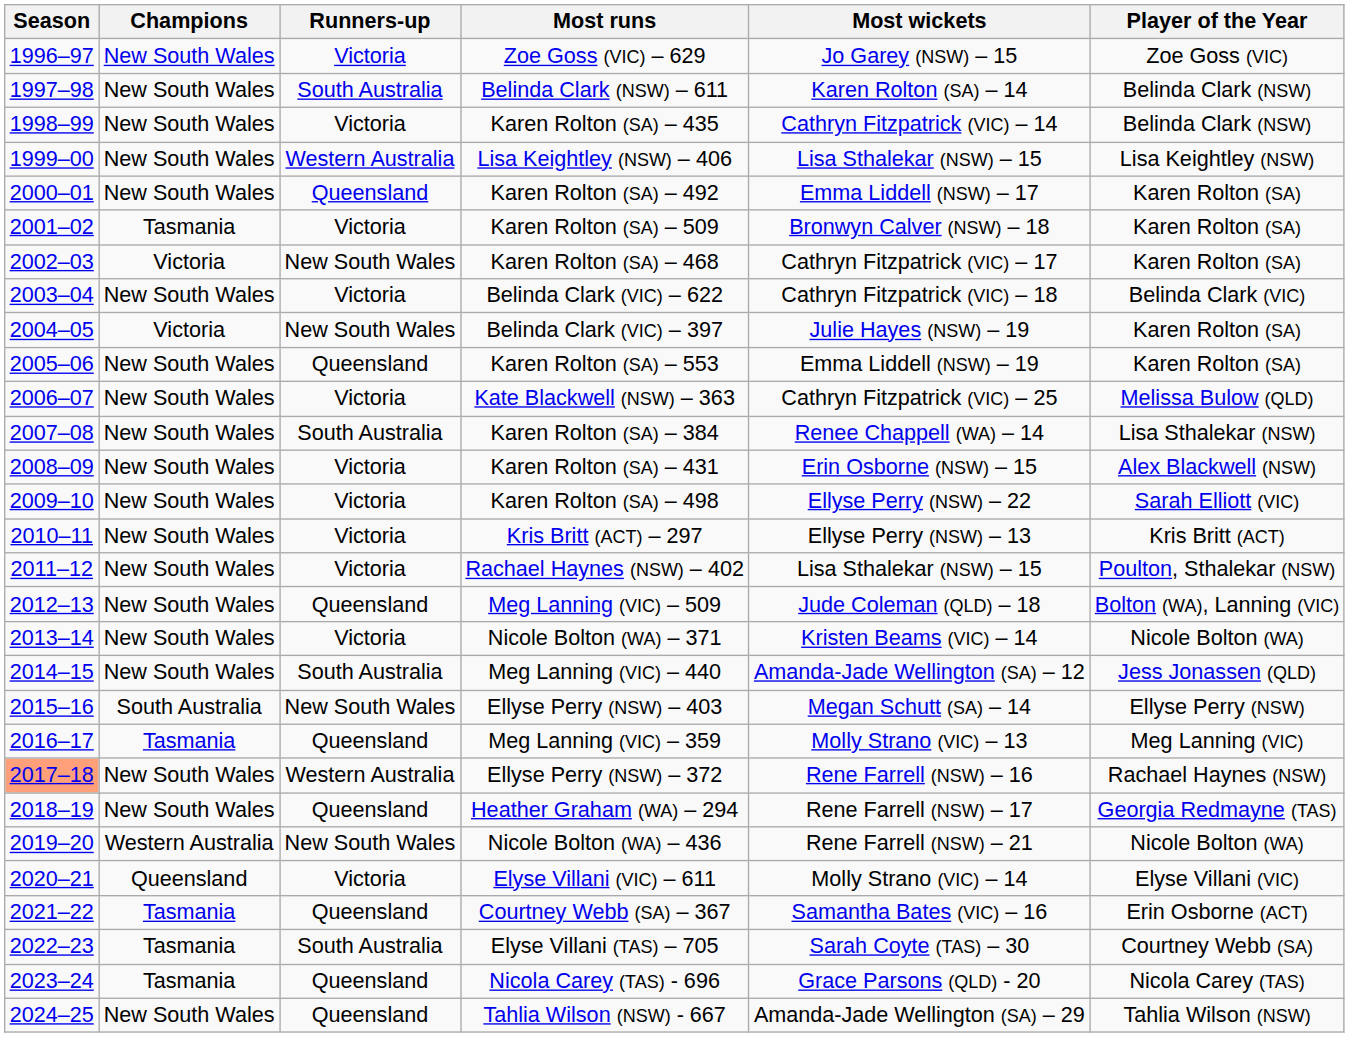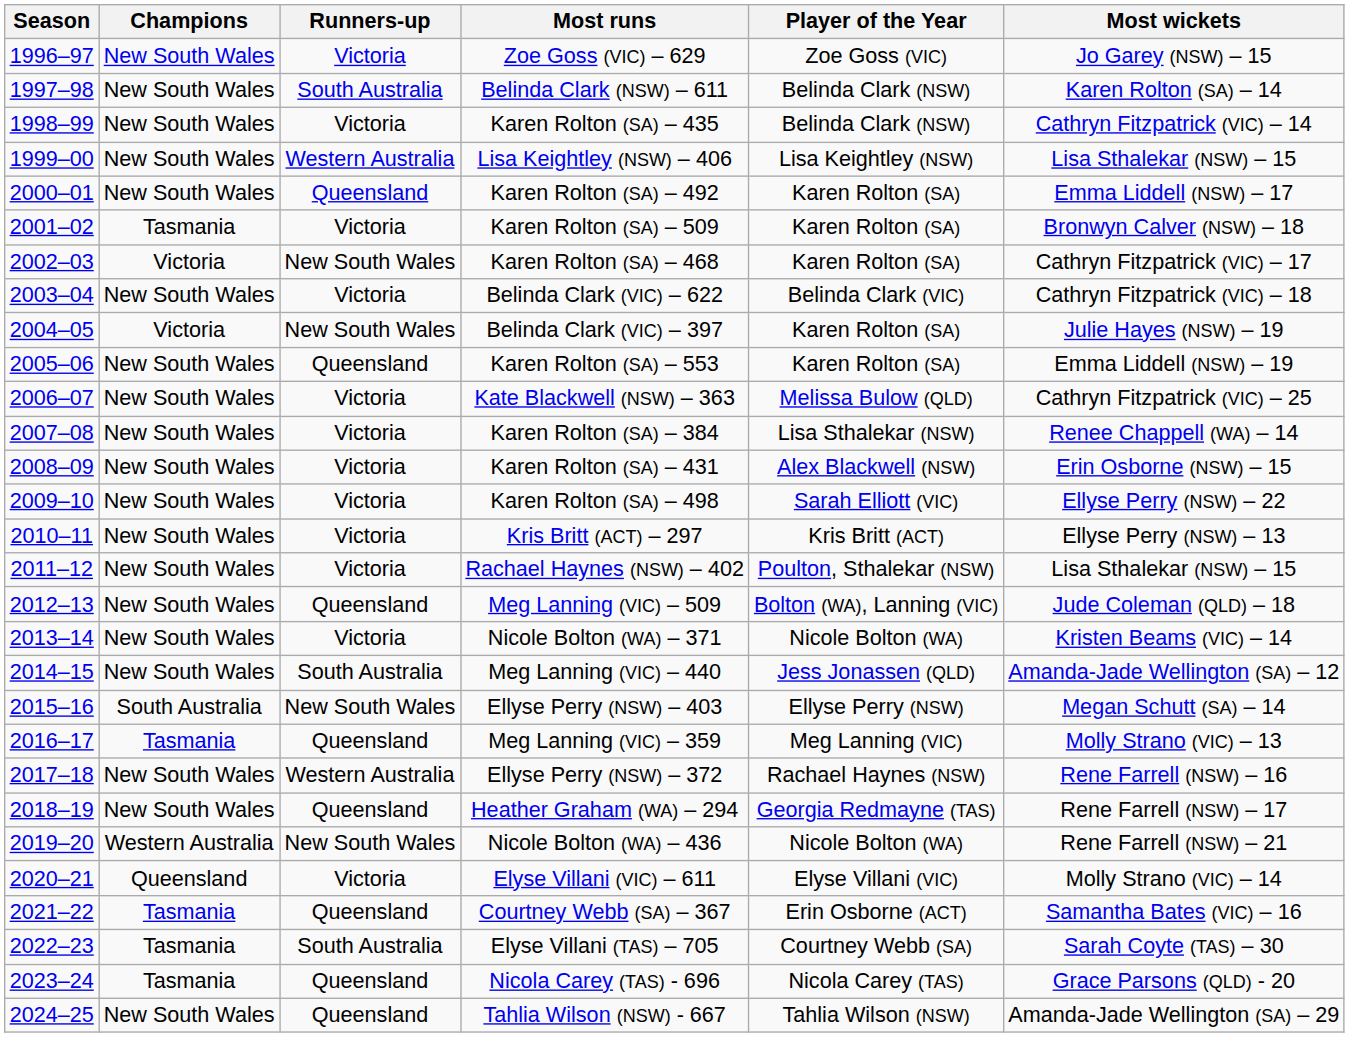columns swapped: (919, 21) <-> (1217, 21)
(370, 432) South Australia -> (370, 432) Victoria
(52, 775) lightsalmon background -> (52, 775) no background
